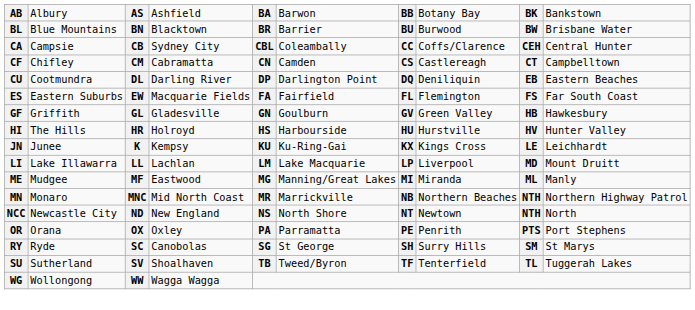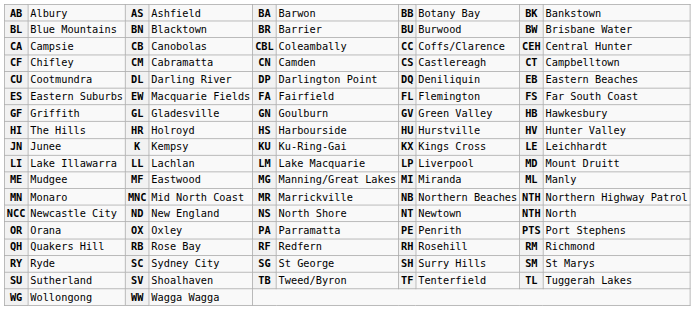(185, 46) Sydney City -> (179, 46) Canobolas
+ row: (16, 247)
(179, 247) Canobolas -> (185, 264) Sydney City
